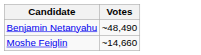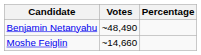+ column: (168, 12)
